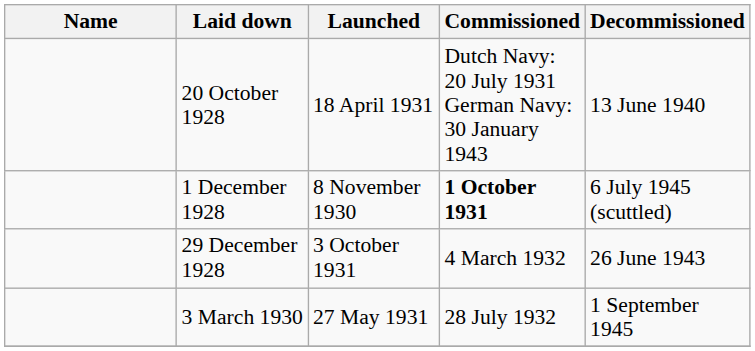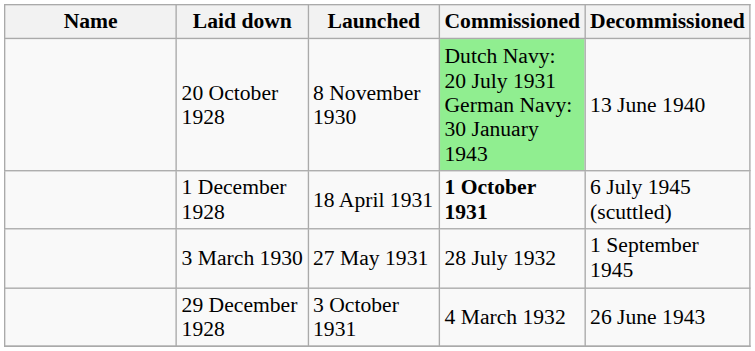(373, 104) 18 April 1931 -> (367, 104) 8 November 1930
(508, 104) no background -> (508, 104) lightgreen background
(367, 199) 8 November 1930 -> (373, 199) 18 April 1931
rows swapped: (239, 258) <-> (242, 316)
